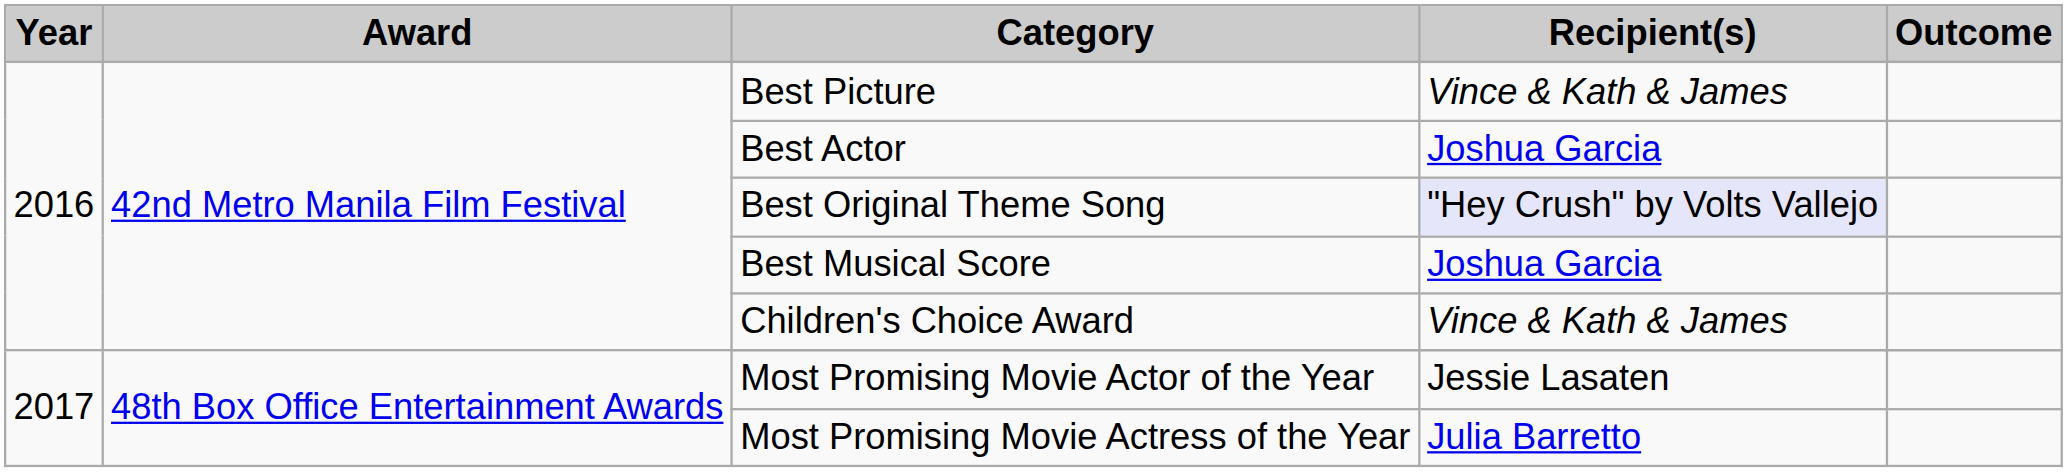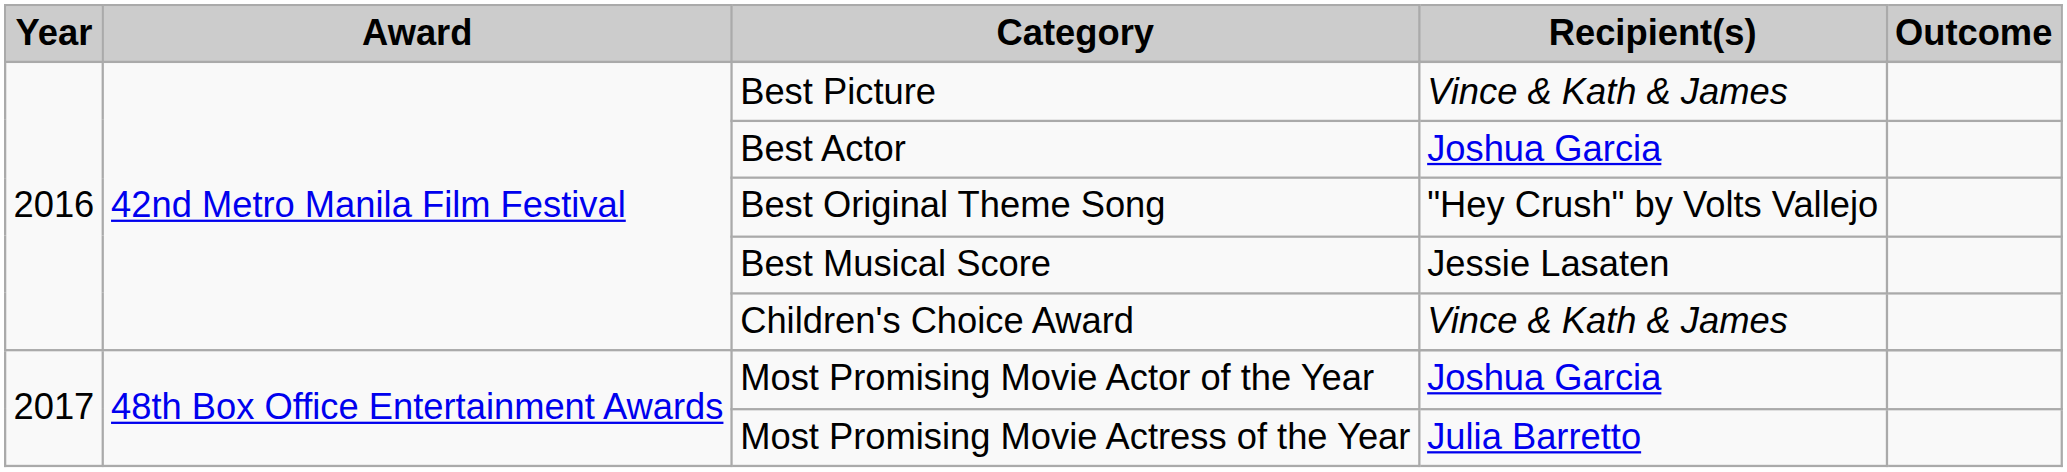(1653, 206) lavender background -> (1653, 206) no background
(1544, 263) Joshua Garcia -> (1548, 263) Jessie Lasaten
(1548, 378) Jessie Lasaten -> (1544, 378) Joshua Garcia
